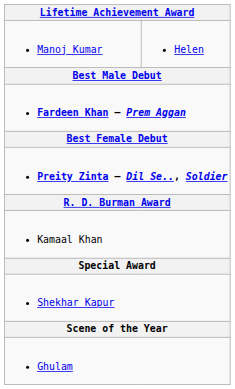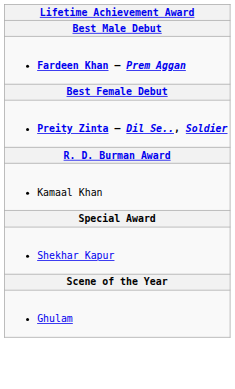- row: (73, 50)
